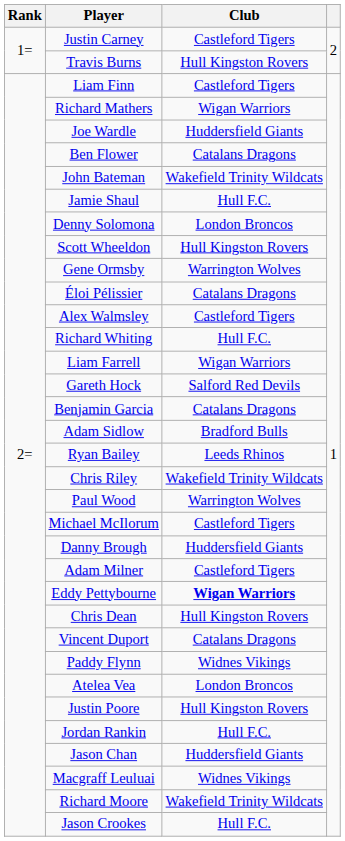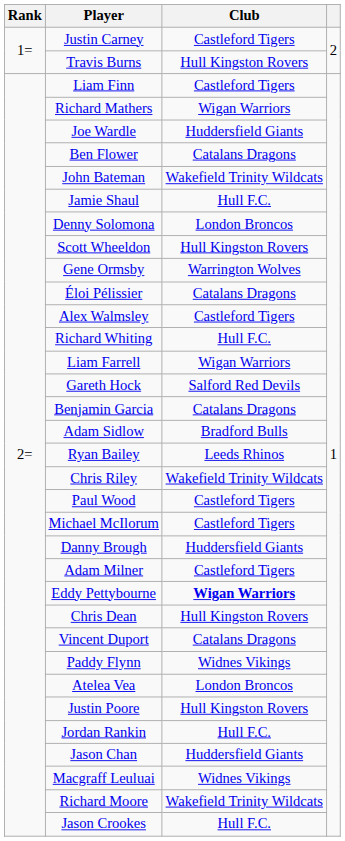(244, 500) Warrington Wolves -> (244, 500) Castleford Tigers
